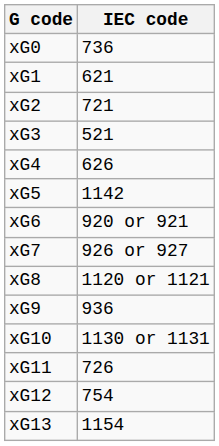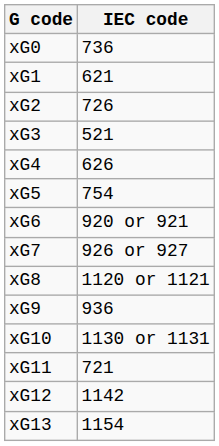(98, 106) 721 -> (98, 106) 726
(103, 193) 1142 -> (98, 193) 754
(98, 368) 726 -> (98, 368) 721
(98, 397) 754 -> (103, 397) 1142
